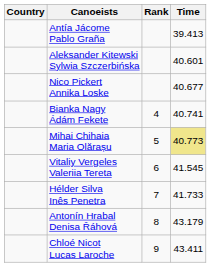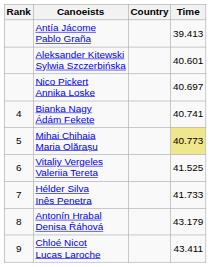columns swapped: (156, 12) <-> (26, 12)
(188, 87) 40.677 -> (188, 87) 40.697
(188, 168) 41.545 -> (188, 168) 41.525
